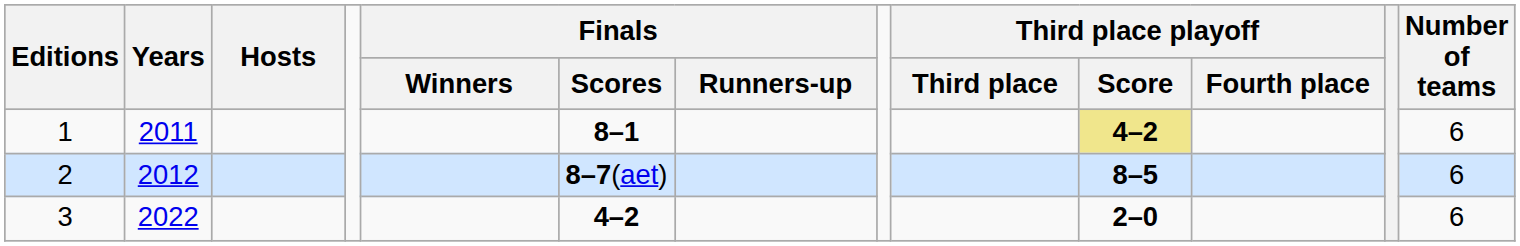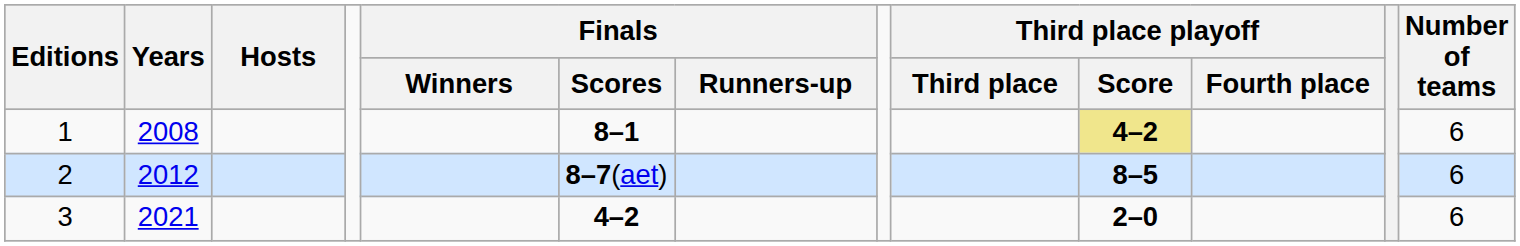(168, 131) 2011 -> (168, 131) 2008
(168, 217) 2022 -> (168, 217) 2021
